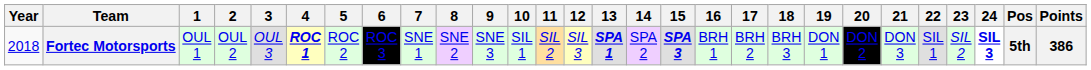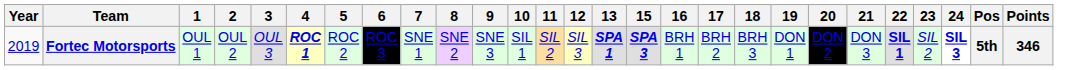- column: (643, 15)
(24, 45) 2018 -> (24, 45) 2019
(933, 45) normal -> (900, 45) bold
(1061, 45) 386 -> (1028, 45) 346
